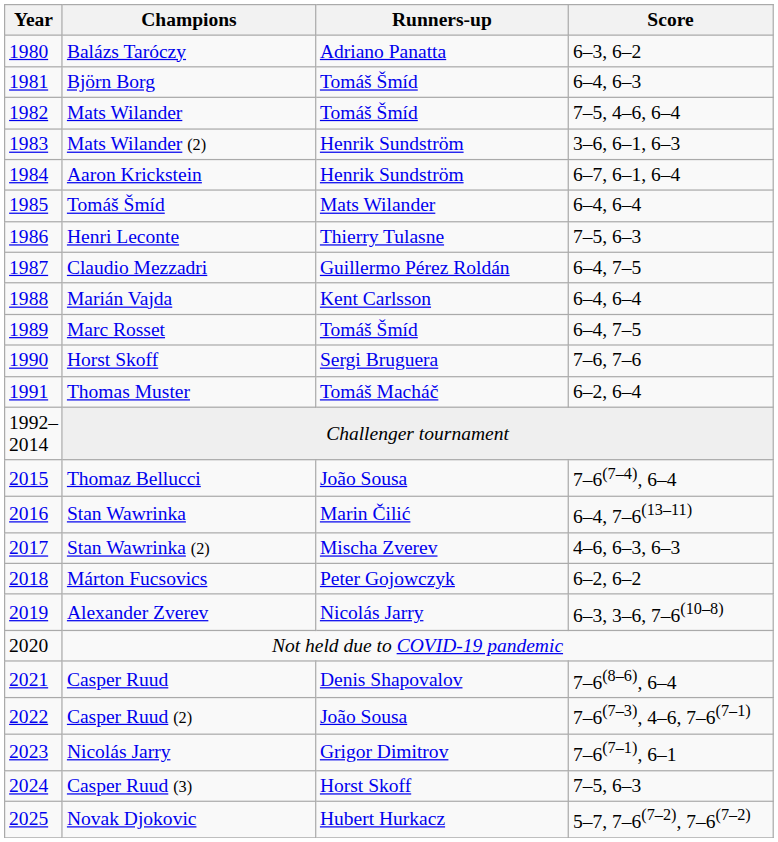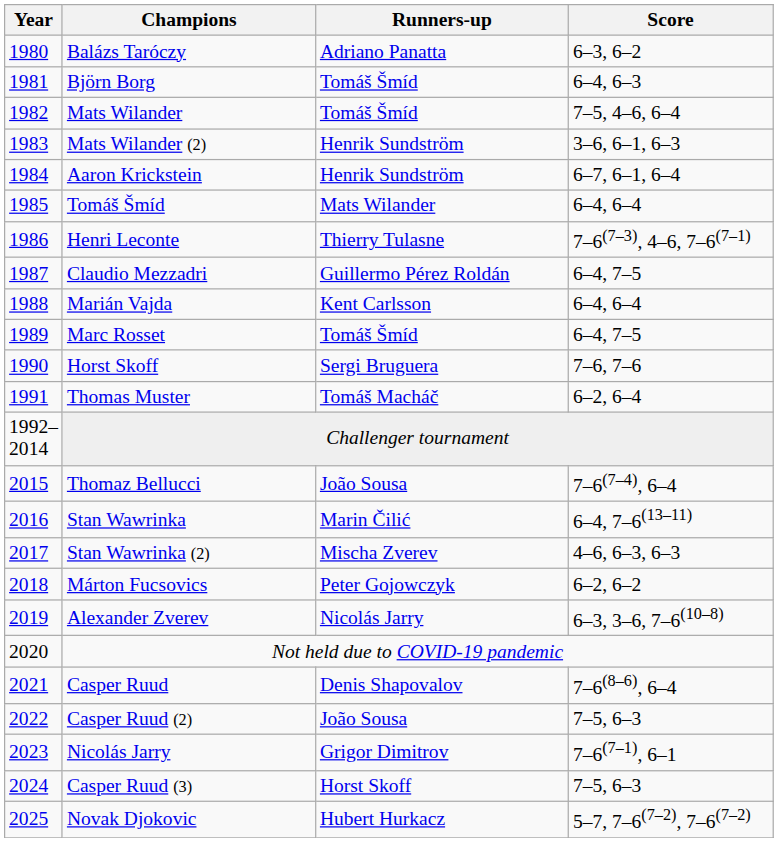(607, 236) 7–5, 6–3 -> (662, 239) 7–6(7–3), 4–6, 7–6(7–1)
(662, 715) 7–6(7–3), 4–6, 7–6(7–1) -> (607, 718) 7–5, 6–3
